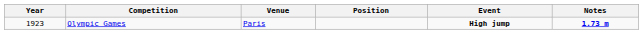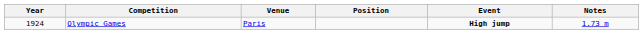(35, 23) 1923 -> (35, 23) 1924
(595, 23) bold -> (595, 23) normal
